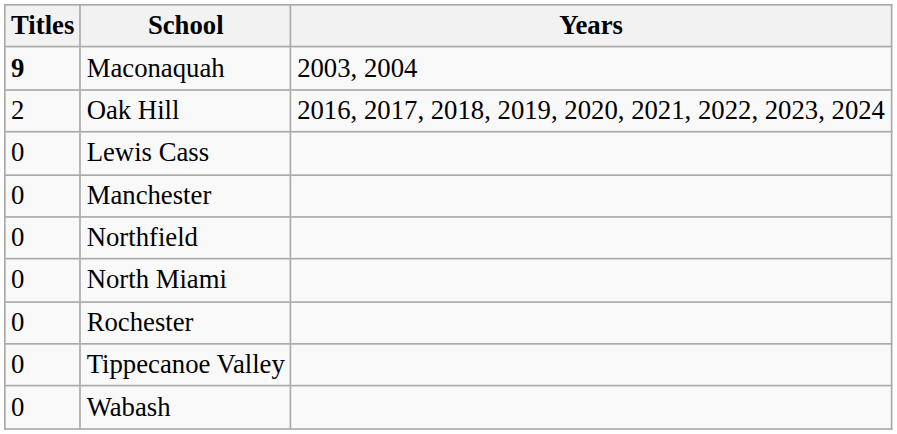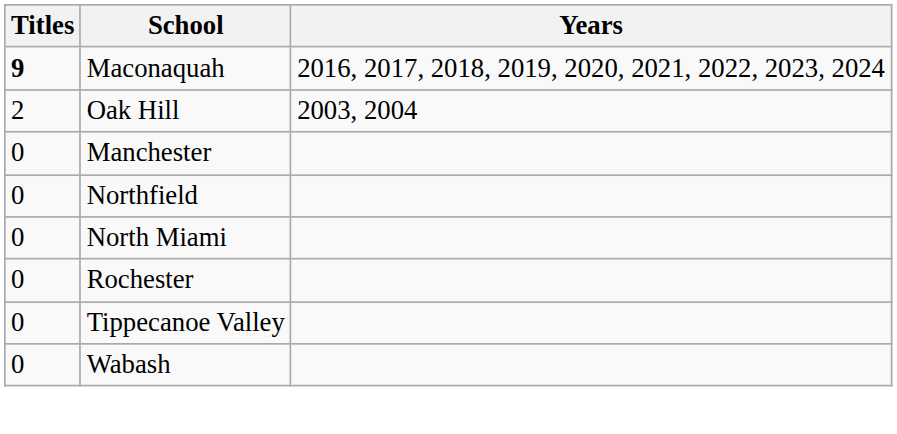(357, 68) 2003, 2004 -> (591, 68) 2016, 2017, 2018, 2019, 2020, 2021, 2022, 2023, 2024
(591, 110) 2016, 2017, 2018, 2019, 2020, 2021, 2022, 2023, 2024 -> (357, 110) 2003, 2004
- row: (148, 152)
